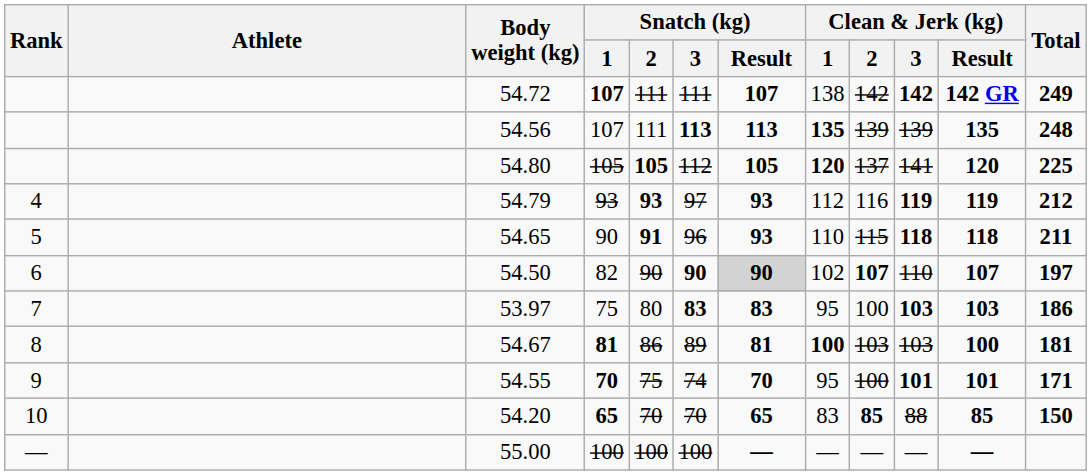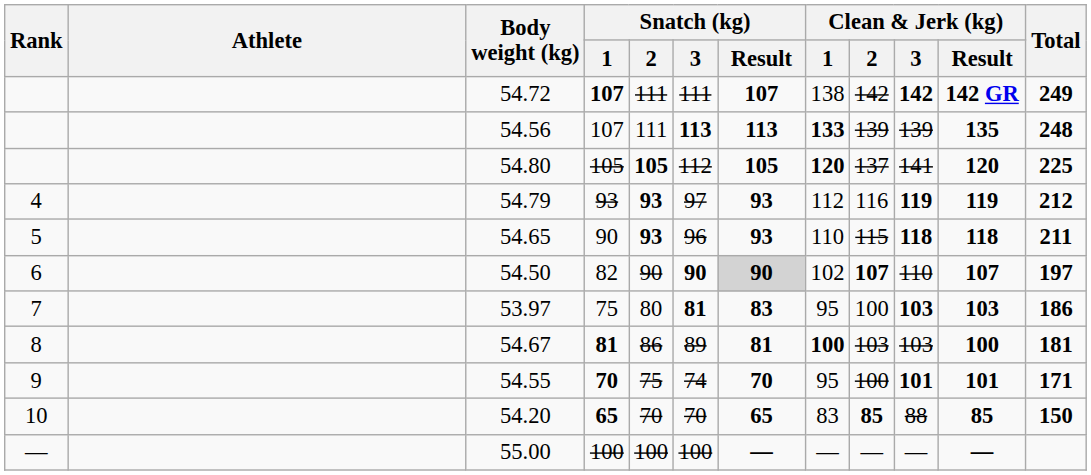(828, 129) 135 -> (828, 129) 133
(651, 237) 91 -> (651, 237) 93
(695, 308) 83 -> (695, 308) 81
